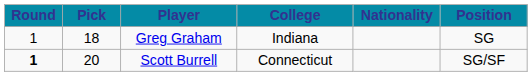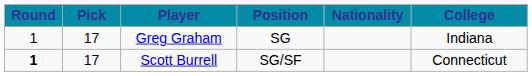columns swapped: (484, 15) <-> (295, 15)
(92, 37) 18 -> (92, 37) 17
(92, 60) 20 -> (92, 60) 17
